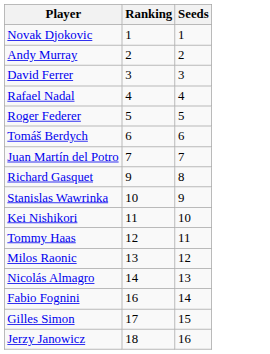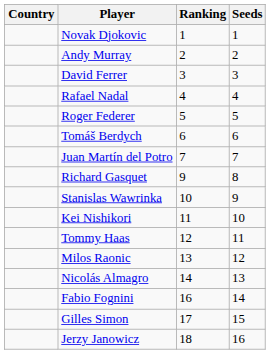+ column: (31, 14)
